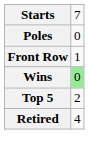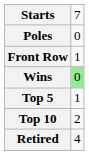(77, 98) 2 -> (77, 98) 1
+ row: (38, 118)
